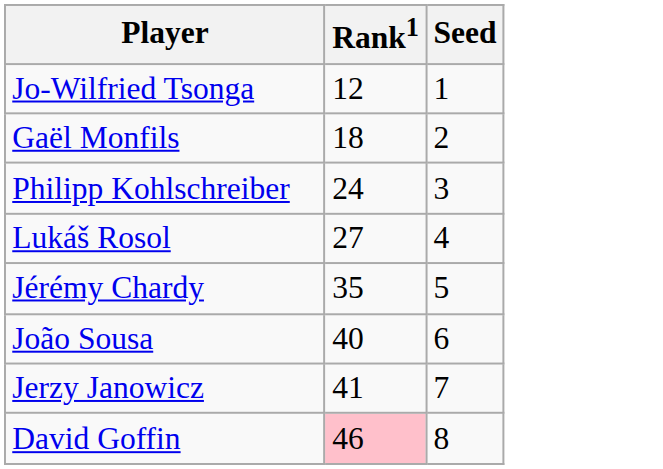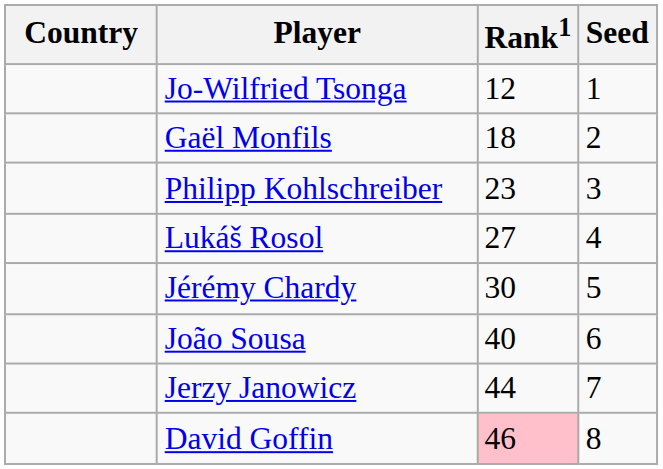+ column: (81, 33)
(348, 187) 24 -> (500, 187) 23
(348, 287) 35 -> (500, 287) 30
(348, 387) 41 -> (500, 387) 44
